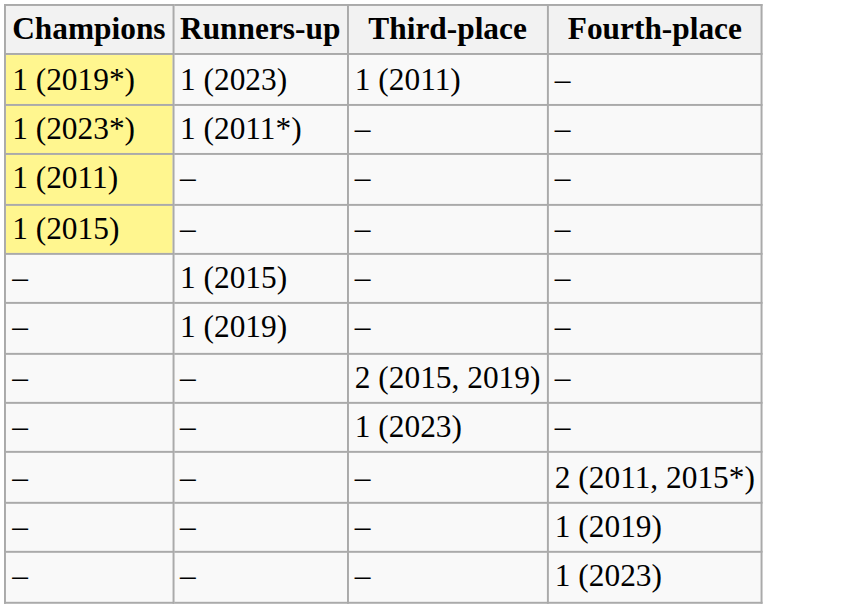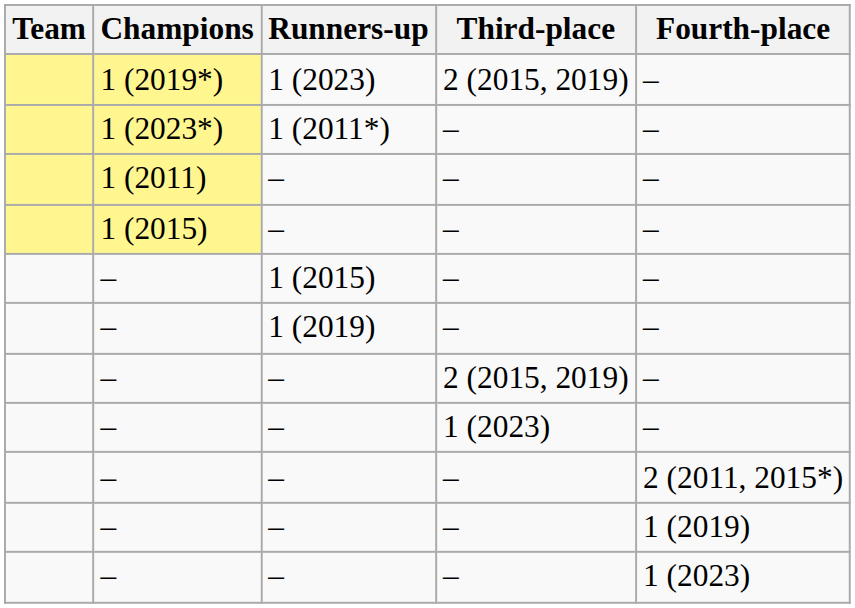+ column: (49, 29)
(408, 79) 1 (2011) -> (536, 79) 2 (2015, 2019)
